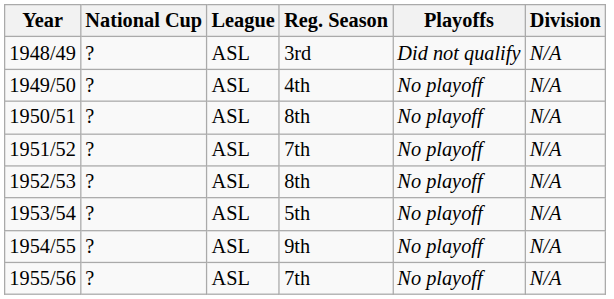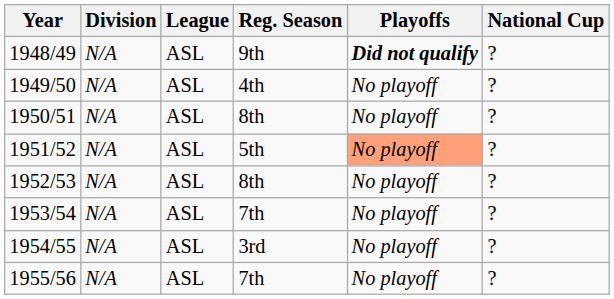columns swapped: (565, 20) <-> (144, 20)
(298, 52) 3rd -> (251, 52) 9th
(459, 52) normal -> (415, 52) bold
(297, 149) 7th -> (251, 149) 5th
(440, 149) no background -> (394, 149) lightsalmon background
(297, 213) 5th -> (251, 213) 7th
(297, 246) 9th -> (252, 246) 3rd
